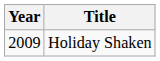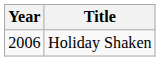(24, 42) 2009 -> (24, 42) 2006
